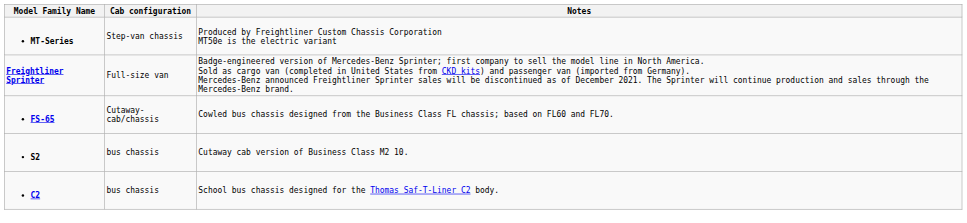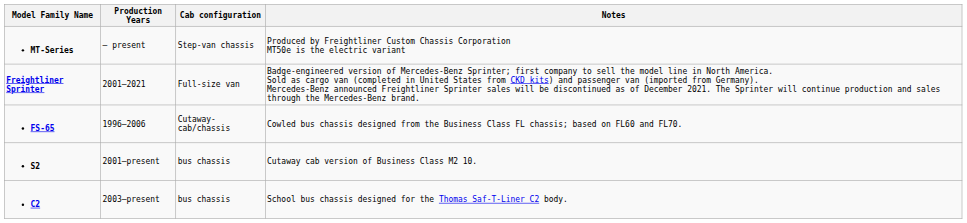+ column: (138, 15)
